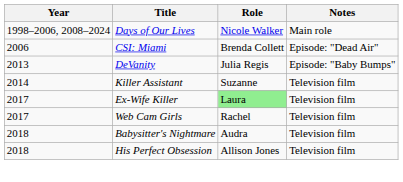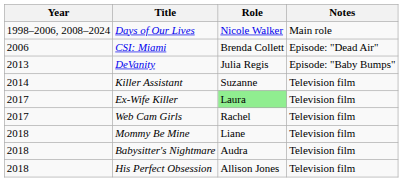+ row: (152, 133)
